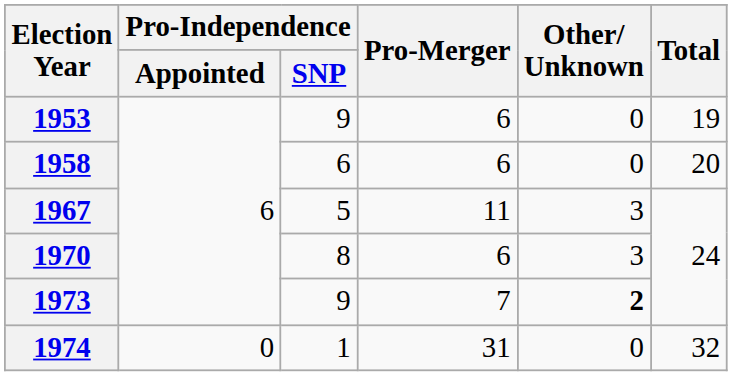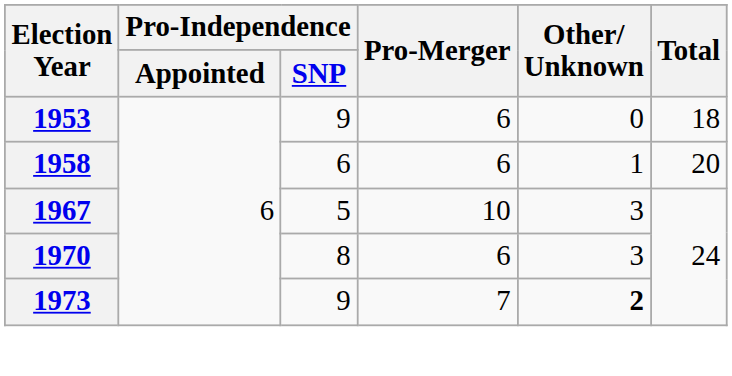(706, 118) 19 -> (706, 118) 18
(637, 164) 0 -> (637, 164) 1
(497, 210) 11 -> (496, 210) 10
- row: (62, 347)
